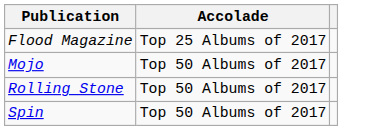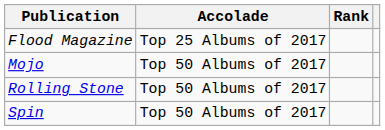+ column: (351, 17)
